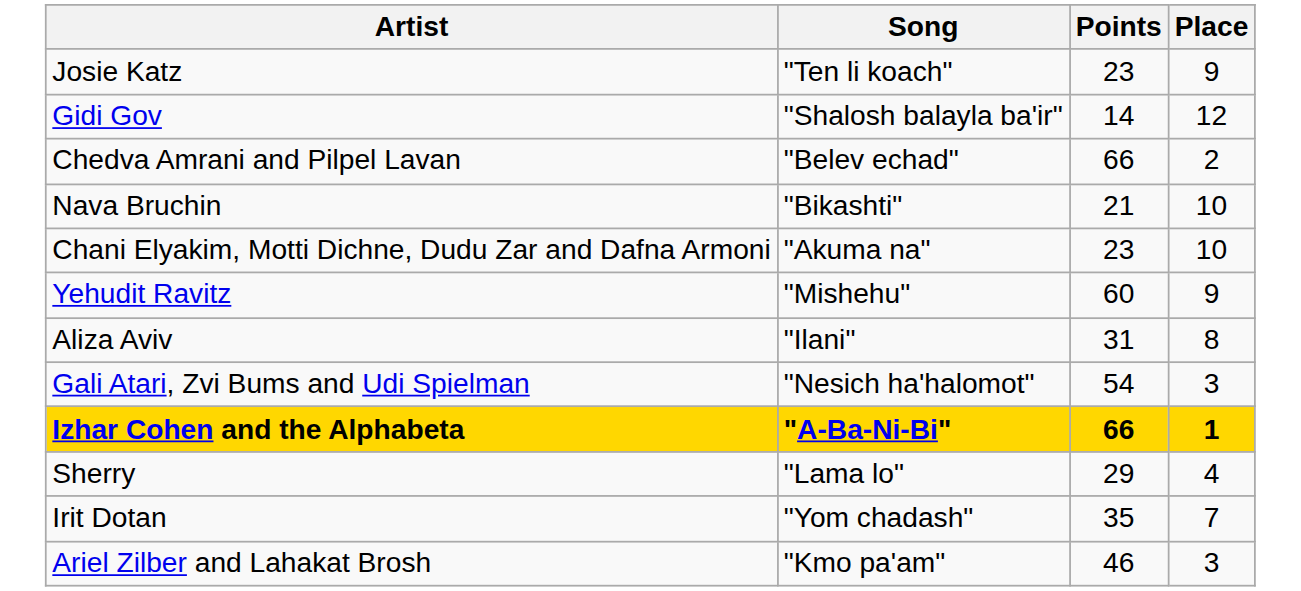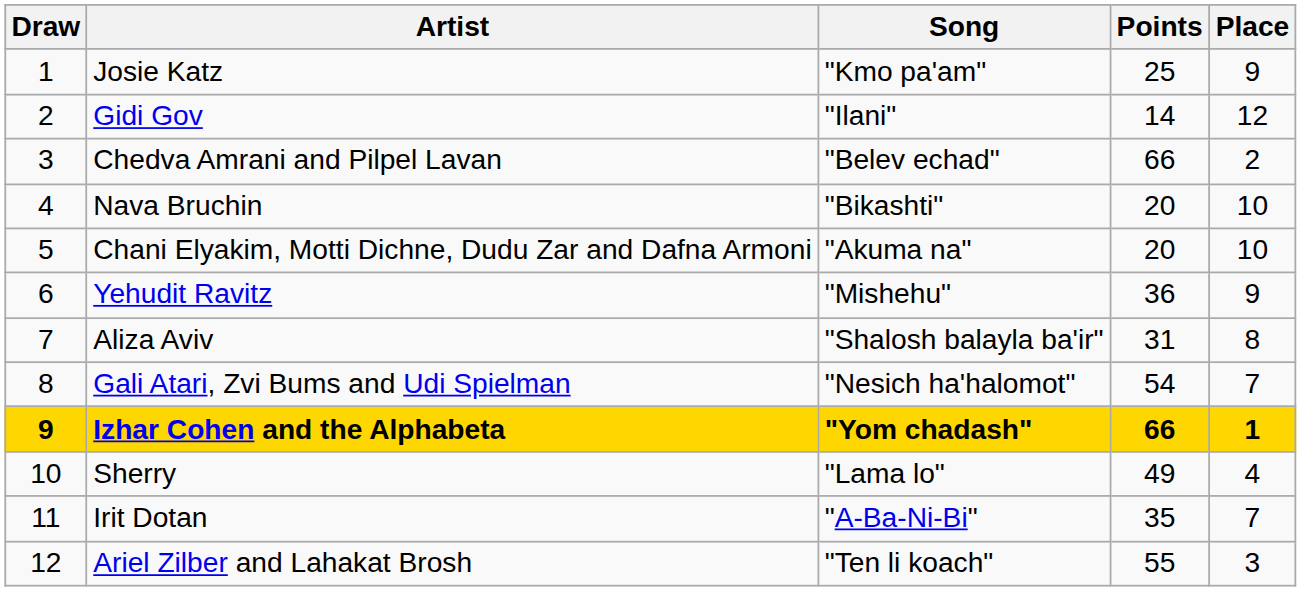+ column: (46, 26)
(868, 71) "Ten li koach" -> (905, 71) "Kmo pa'am"
(1119, 71) 23 -> (1160, 71) 25
(923, 116) "Shalosh balayla ba'ir" -> (860, 116) "Ilani"
(1119, 205) 21 -> (1160, 205) 20
(1119, 250) 23 -> (1160, 250) 20
(1119, 294) 60 -> (1160, 294) 36
(820, 339) "Ilani" -> (964, 339) "Shalosh balayla ba'ir"
(1212, 384) 3 -> (1252, 384) 7
(867, 428) "A-Ba-Ni-Bi" -> (928, 428) "Yom chadash"
(1119, 473) 29 -> (1160, 473) 49
(879, 518) "Yom chadash" -> (901, 518) "A-Ba-Ni-Bi"
(864, 562) "Kmo pa'am" -> (909, 562) "Ten li koach"
(1119, 562) 46 -> (1160, 562) 55
